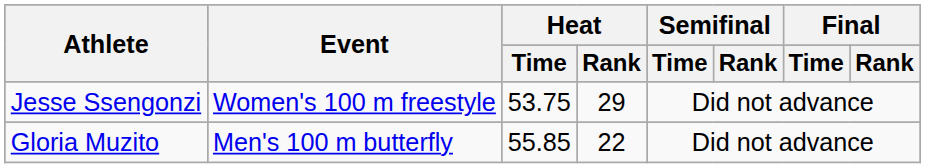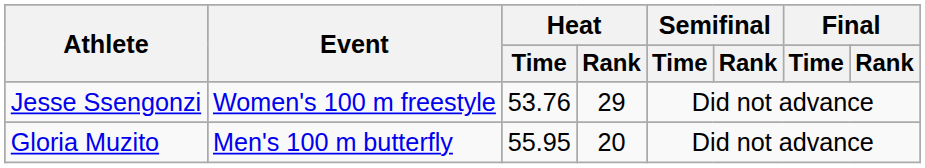(539, 103) 53.75 -> (539, 103) 53.76
(539, 142) 55.85 -> (539, 142) 55.95
(612, 142) 22 -> (612, 142) 20
